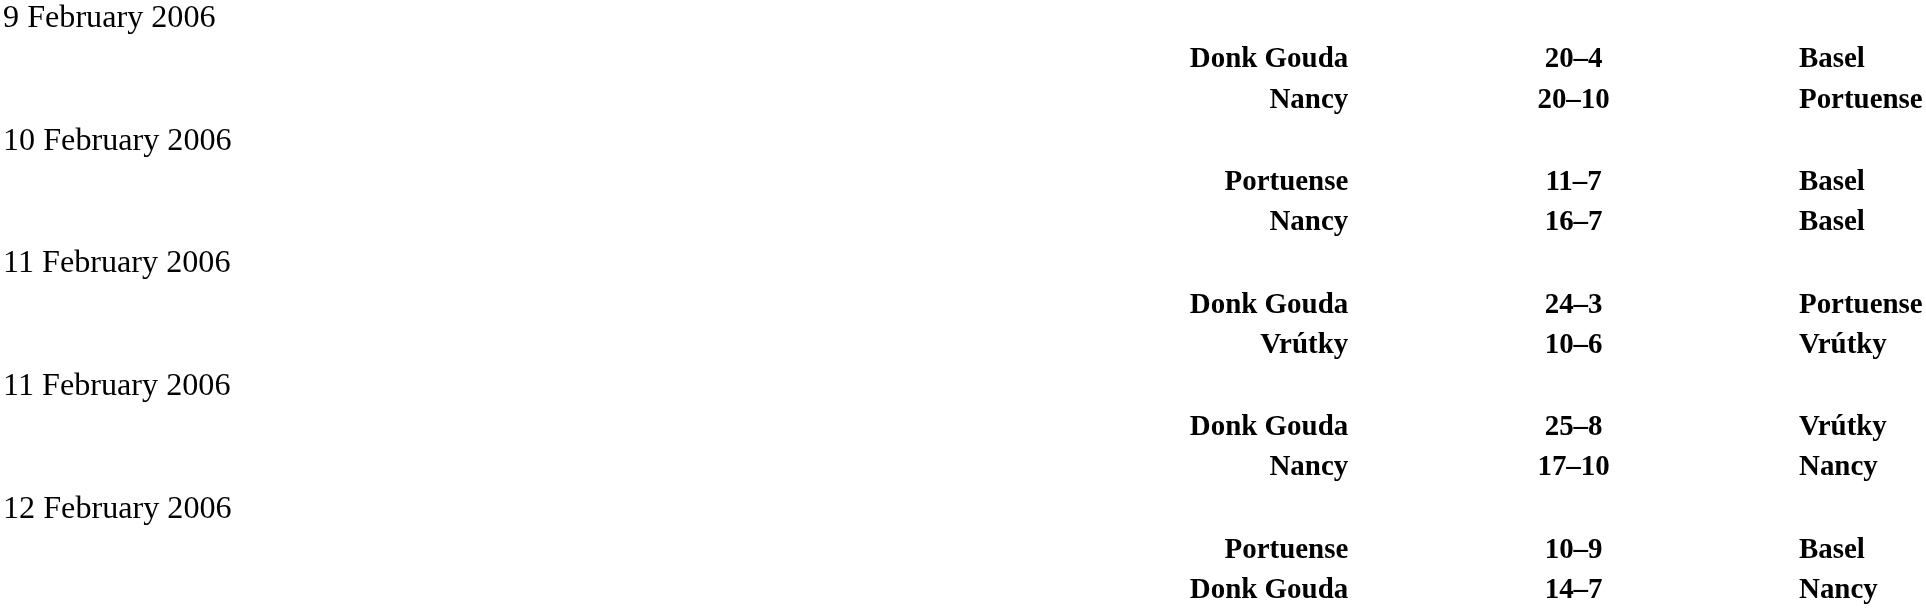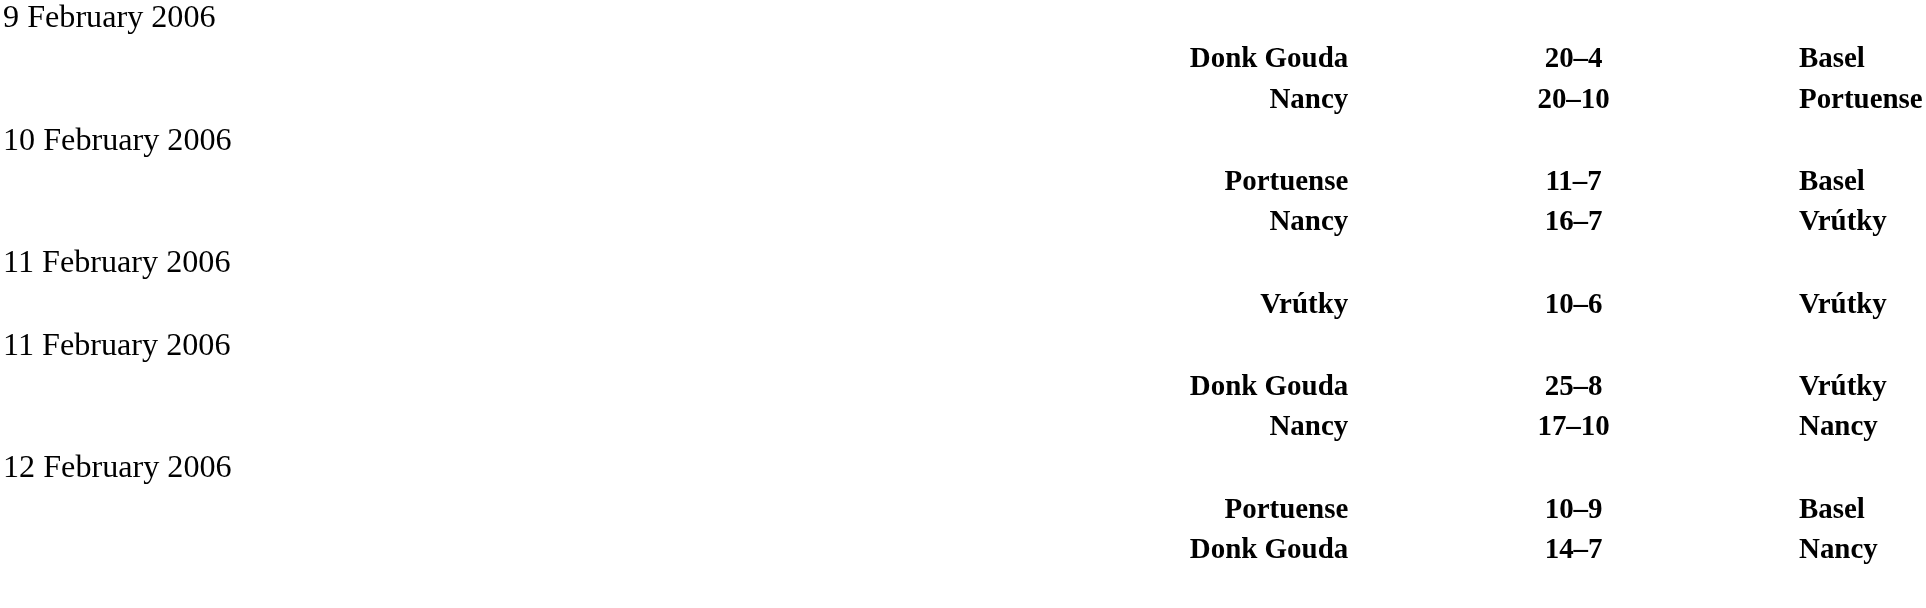(1832, 220) Basel -> (1843, 220) Vrútky
- row: (1269, 303)
